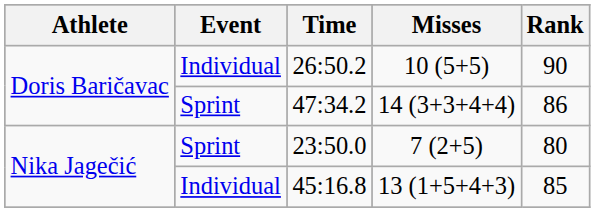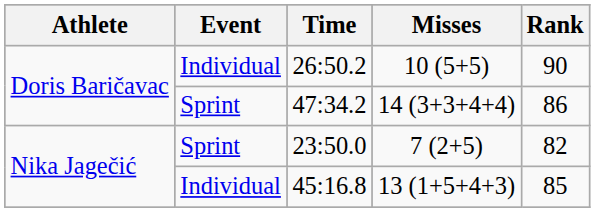(555, 146) 80 -> (555, 146) 82
